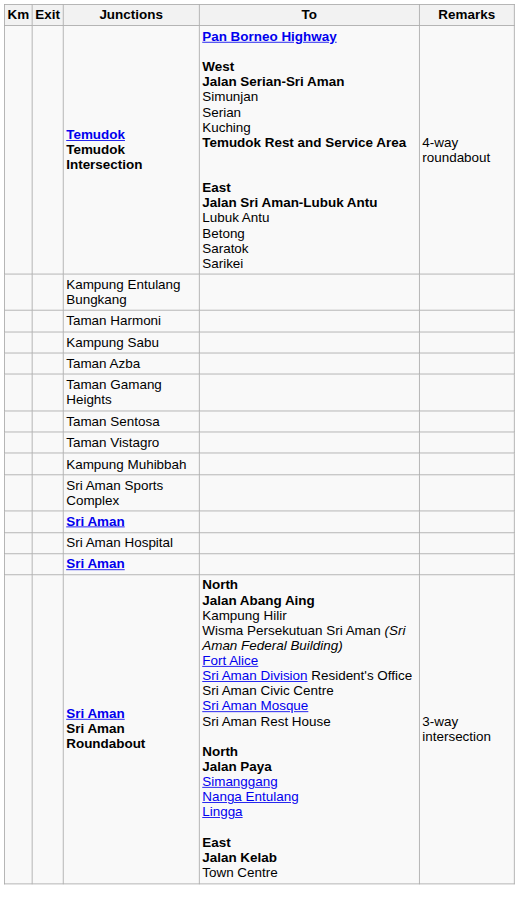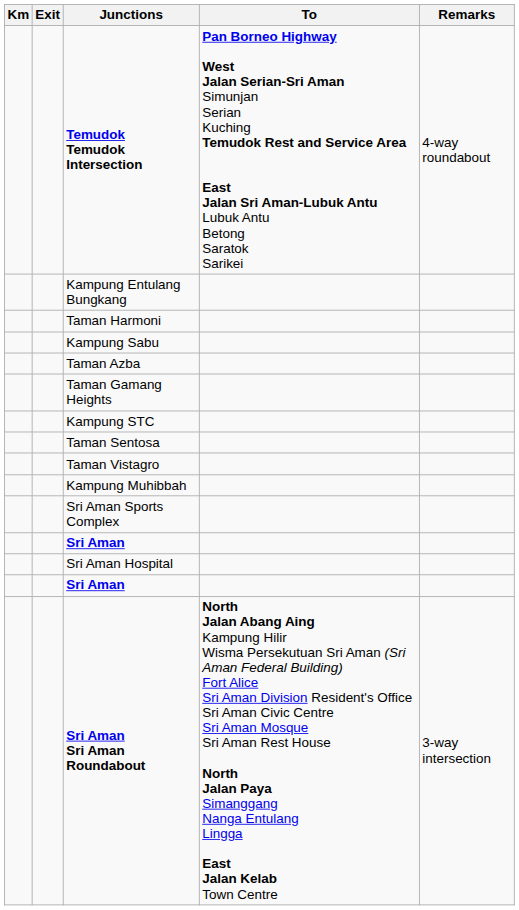+ row: (110, 421)
